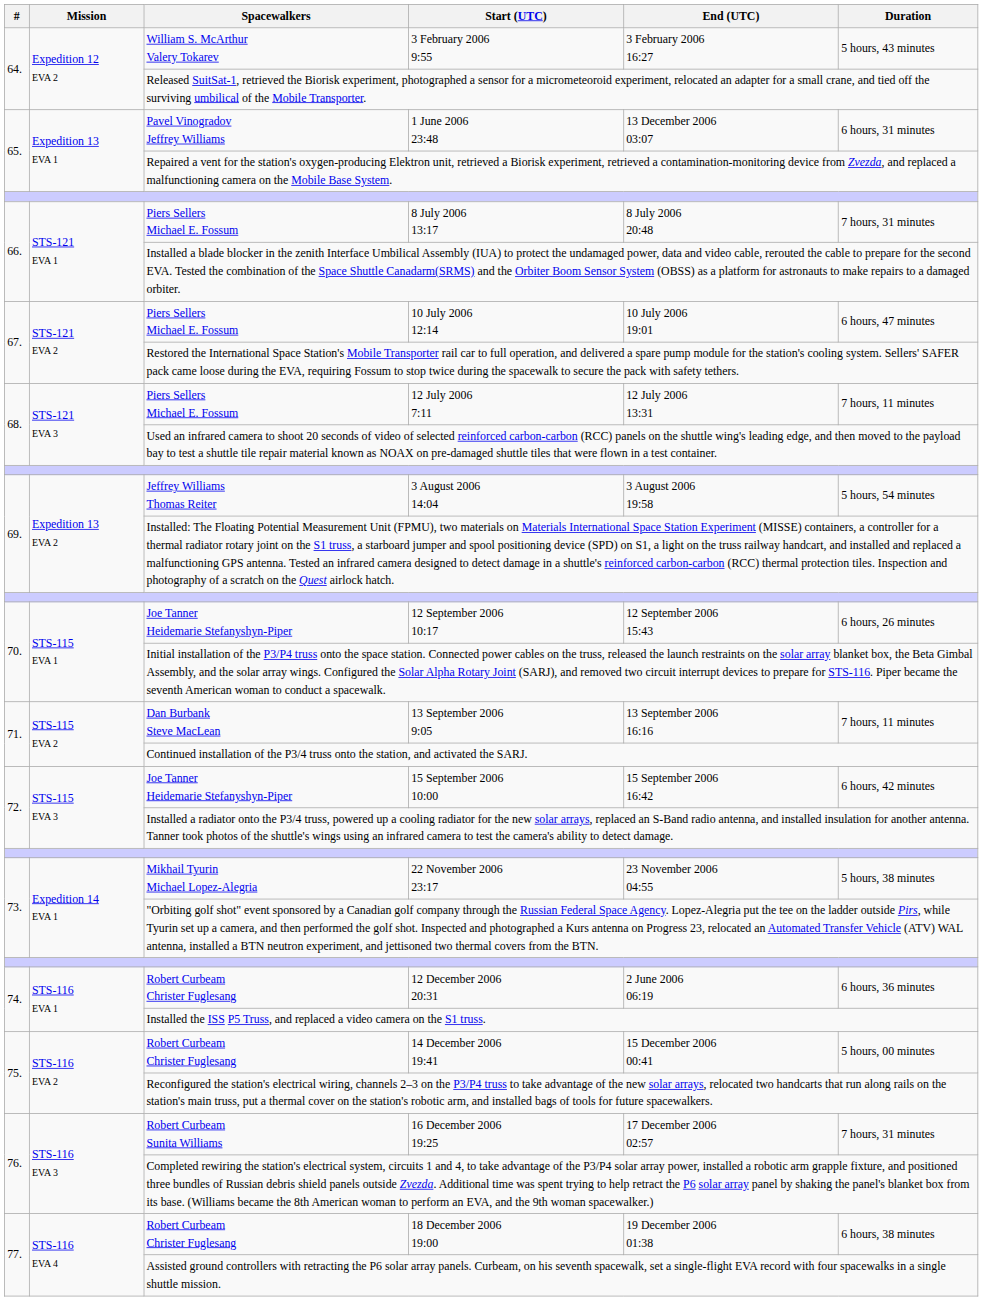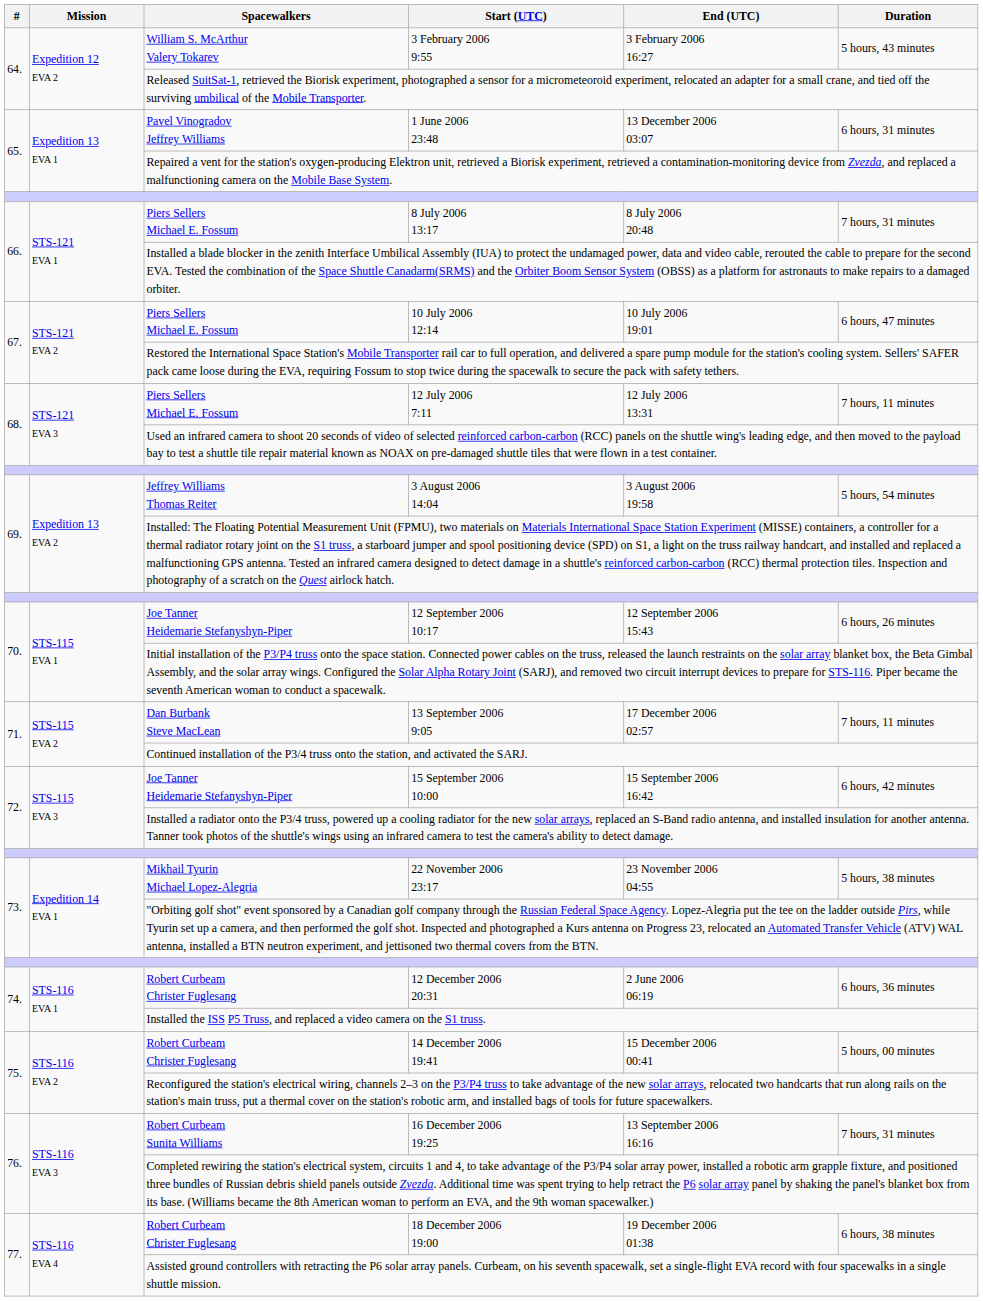(672, 722) 13 September 2006 16:16 -> (671, 722) 17 December 2006 02:57
(671, 1134) 17 December 2006 02:57 -> (672, 1134) 13 September 2006 16:16
